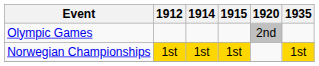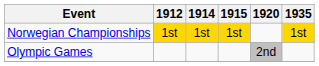rows swapped: (50, 33) <-> (79, 52)
